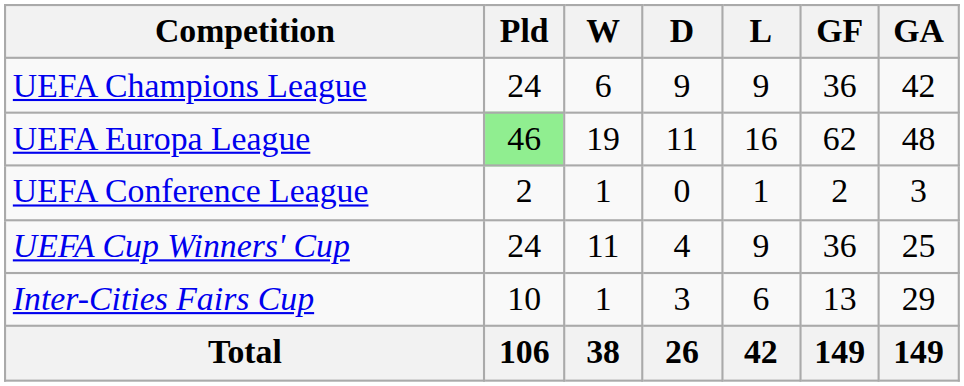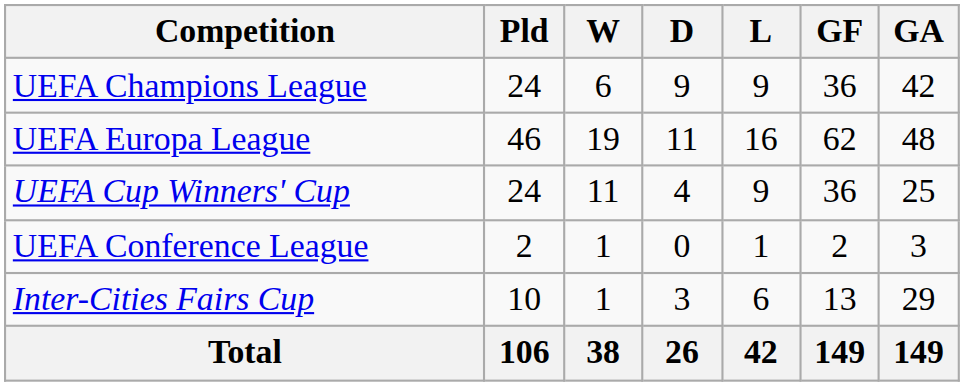(524, 138) lightgreen background -> (524, 138) no background
rows swapped: (191, 191) <-> (181, 245)
